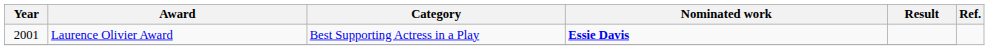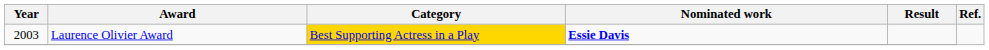(26, 34) 2001 -> (26, 34) 2003
(394, 34) no background -> (394, 34) gold background
